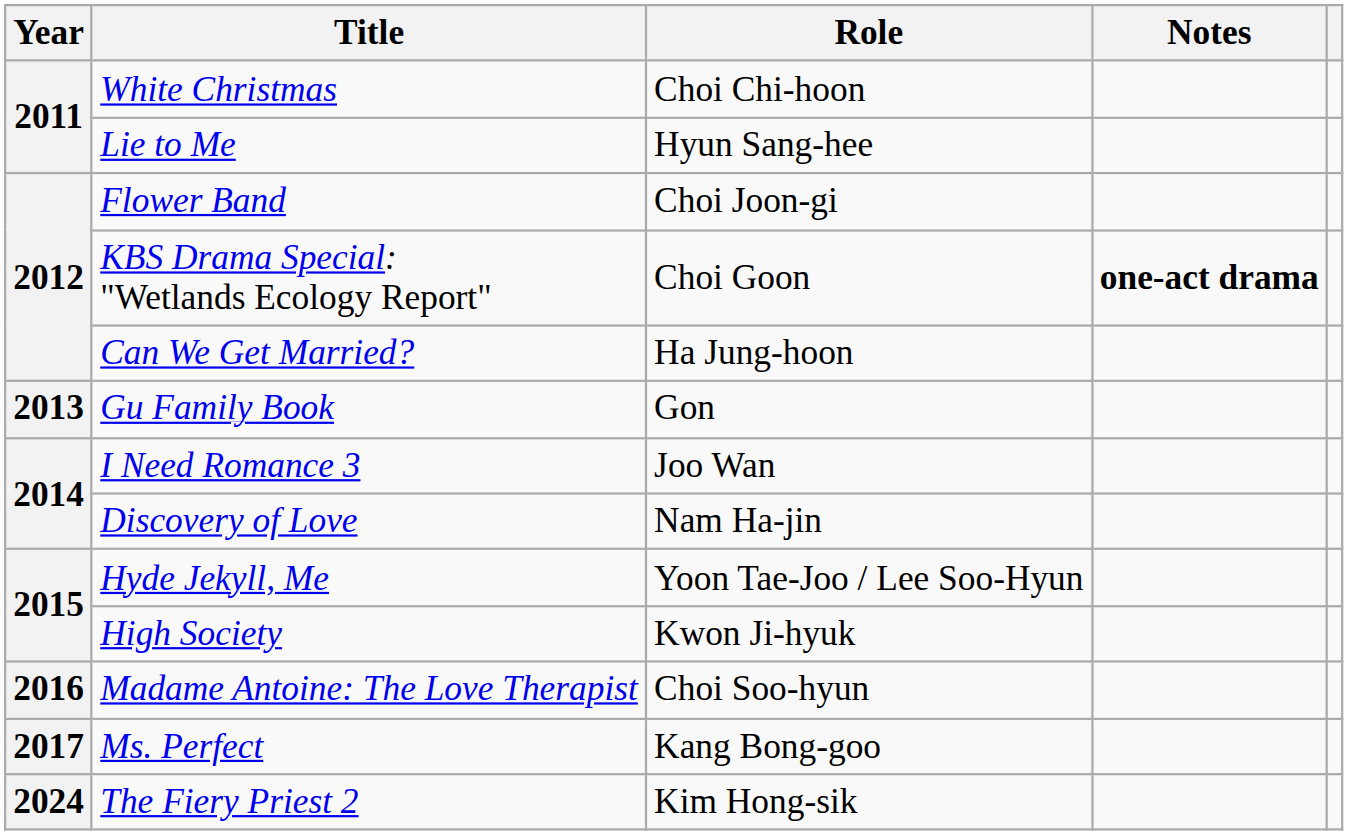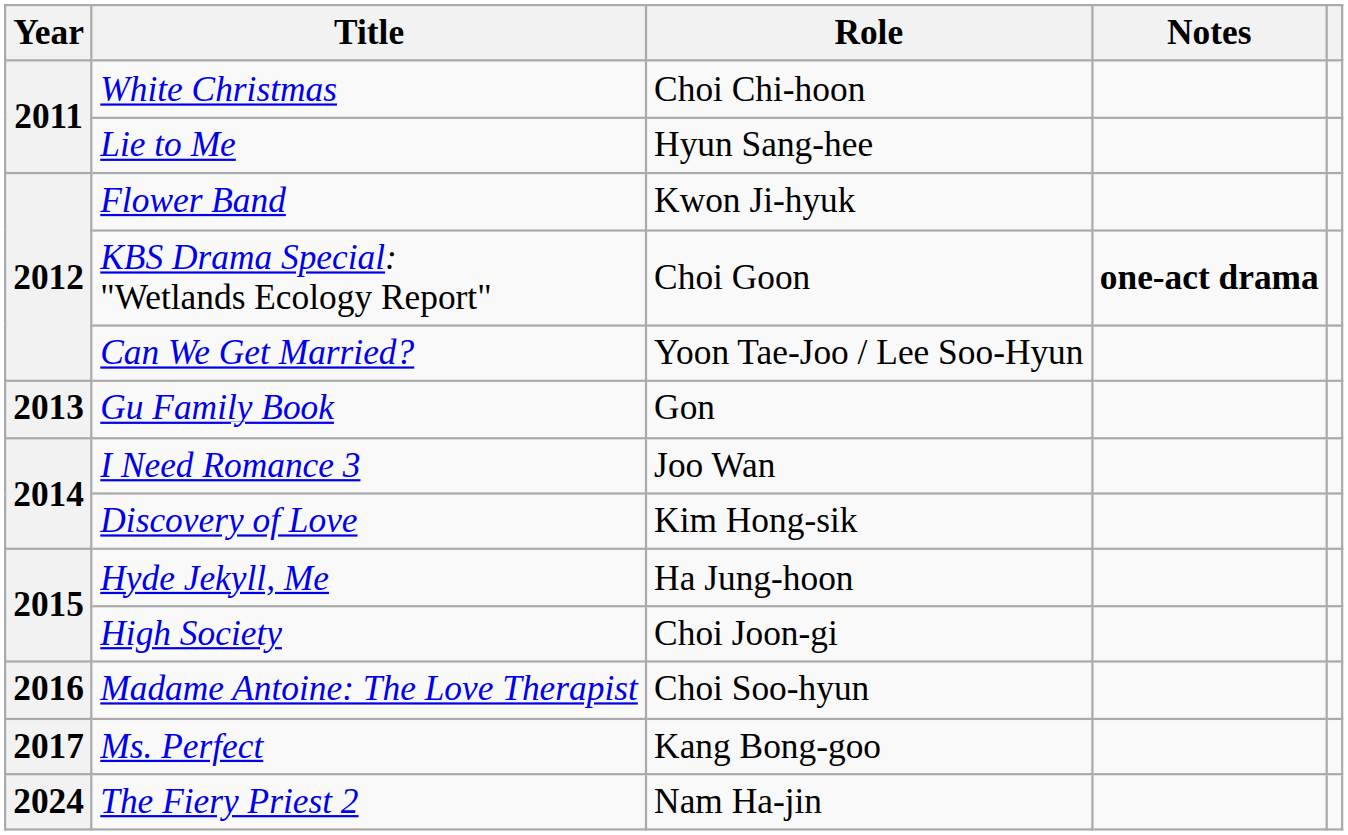(746, 200) Choi Joon-gi -> (755, 200) Kwon Ji-hyuk
(754, 352) Ha Jung-hoon -> (869, 352) Yoon Tae-Joo / Lee Soo-Hyun
(738, 520) Nam Ha-jin -> (756, 520) Kim Hong-sik
(869, 577) Yoon Tae-Joo / Lee Soo-Hyun -> (754, 577) Ha Jung-hoon
(755, 633) Kwon Ji-hyuk -> (746, 633) Choi Joon-gi
(756, 801) Kim Hong-sik -> (738, 801) Nam Ha-jin
